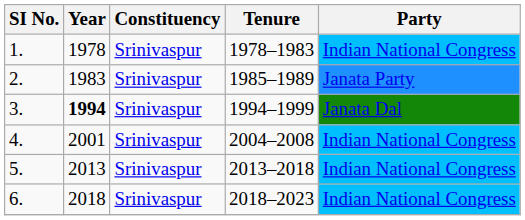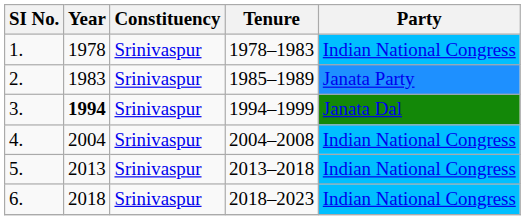(87, 139) 2001 -> (87, 139) 2004
